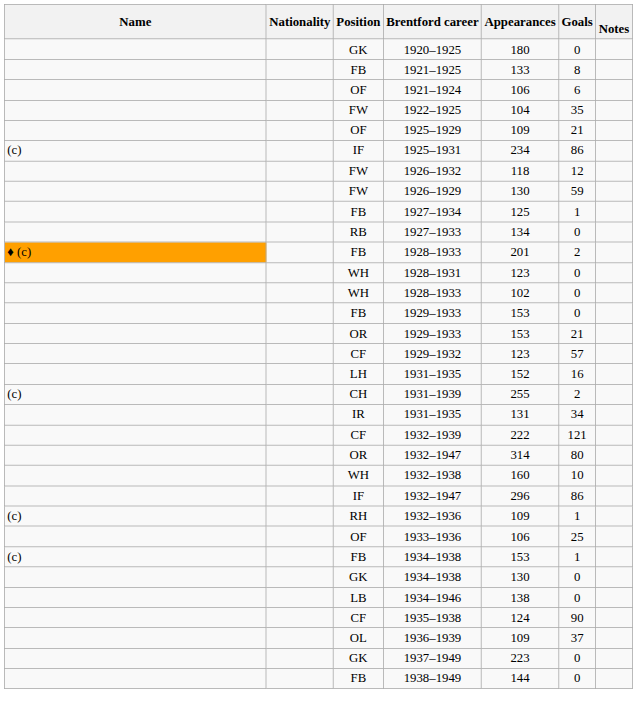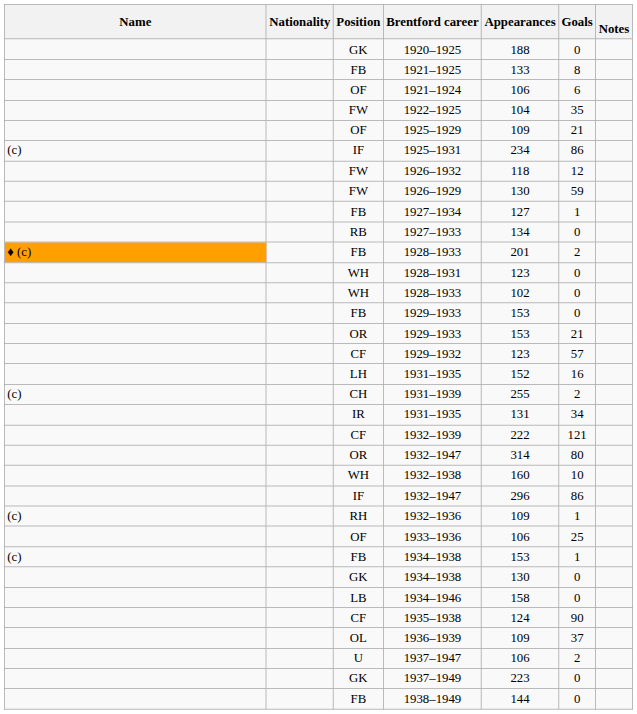(520, 49) 180 -> (520, 49) 188
(520, 211) 125 -> (520, 211) 127
(520, 597) 138 -> (520, 597) 158
+ row: (358, 658)
